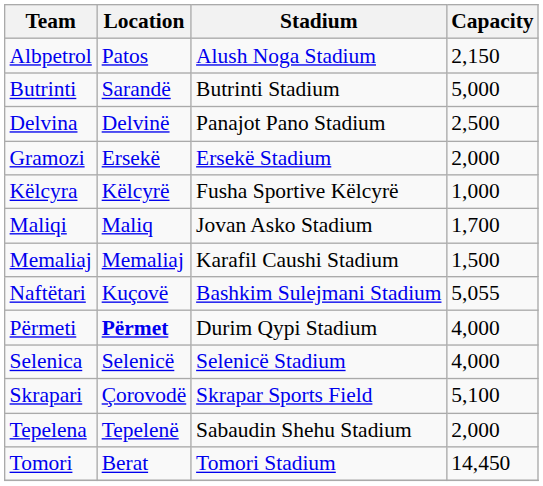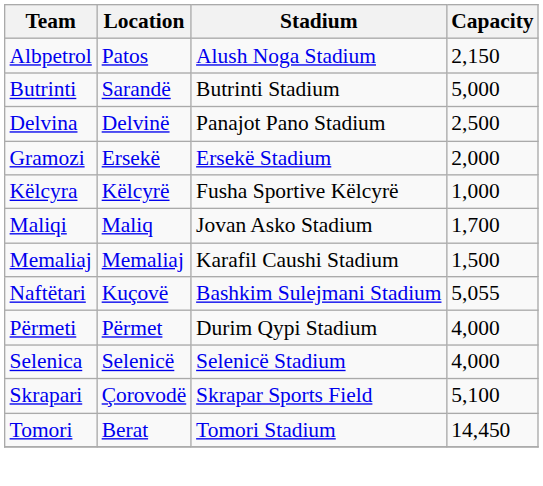(135, 327) bold -> (132, 327) normal
- row: (48, 429)
